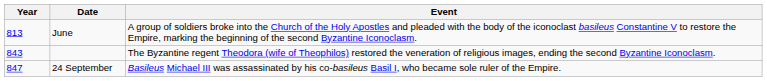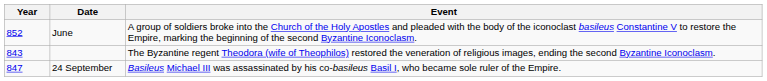(15, 32) 813 -> (15, 32) 852
